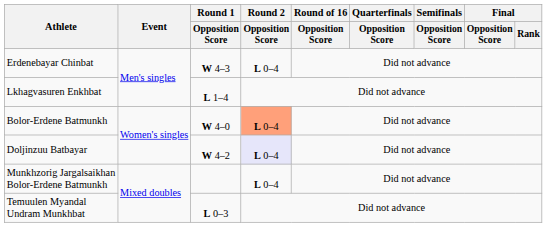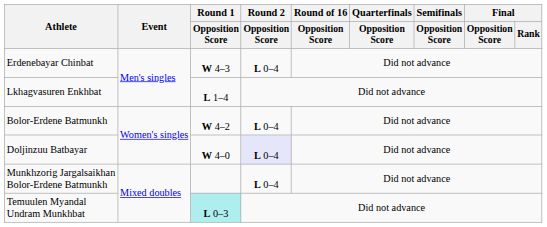(216, 127) W 4–0 -> (216, 127) W 4–2
(266, 127) lightsalmon background -> (266, 127) no background
(216, 156) W 4–2 -> (216, 156) W 4–0
(216, 214) no background -> (216, 214) paleturquoise background
